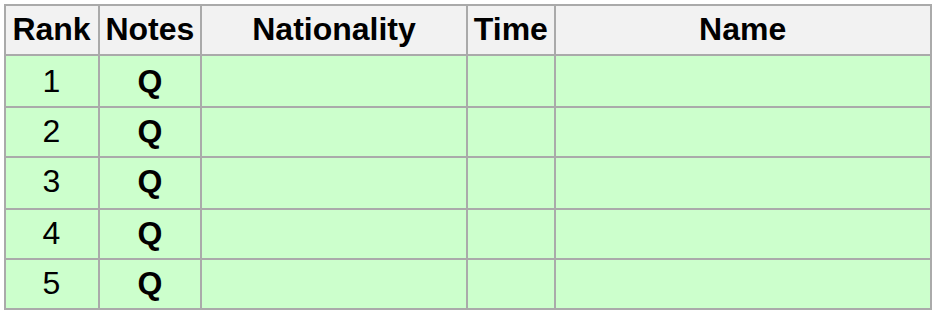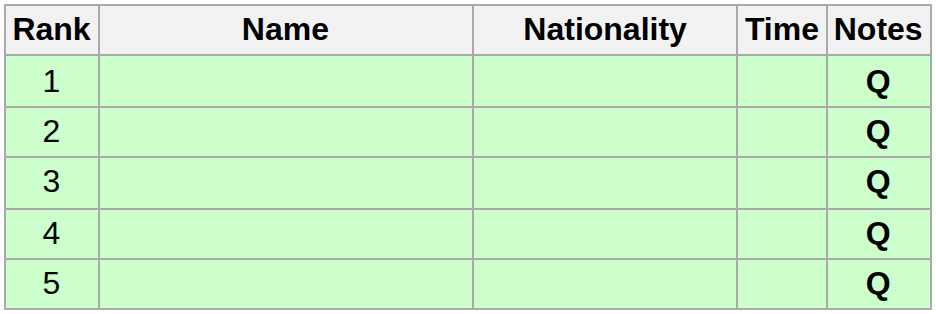columns swapped: (743, 29) <-> (150, 29)
